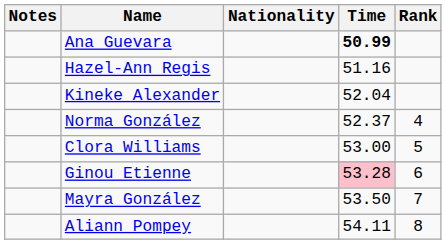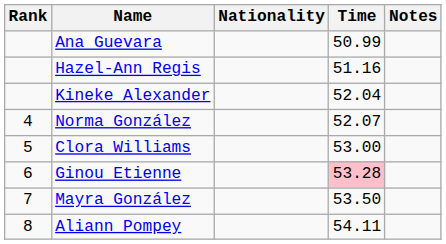columns swapped: (418, 18) <-> (33, 18)
(367, 44) bold -> (357, 44) normal
(367, 123) 52.37 -> (357, 123) 52.07
